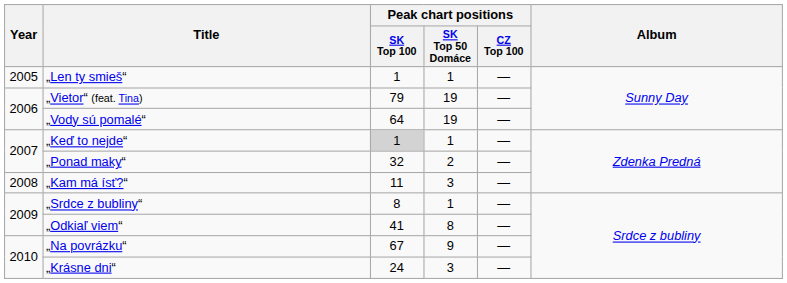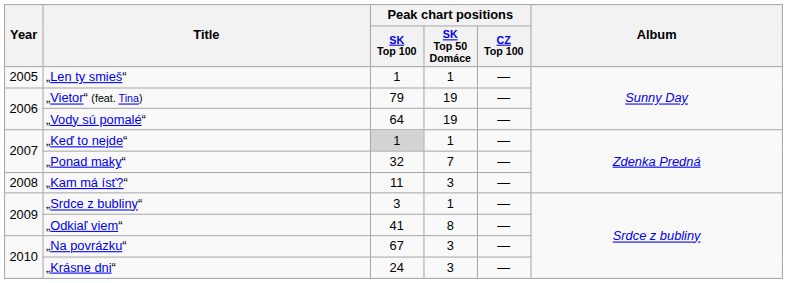(450, 162) 2 -> (450, 162) 7
(397, 204) 8 -> (397, 204) 3
(450, 246) 9 -> (450, 246) 3
